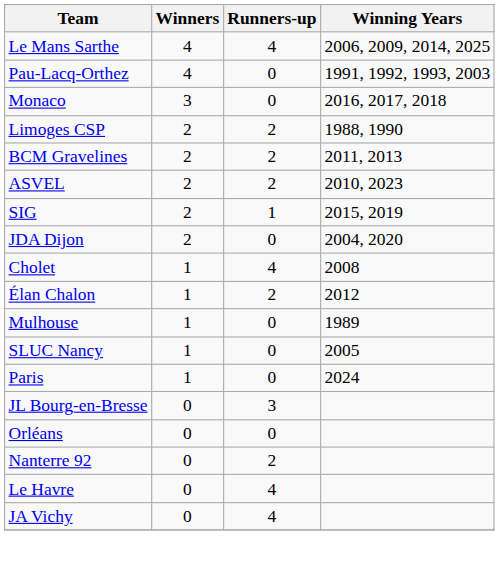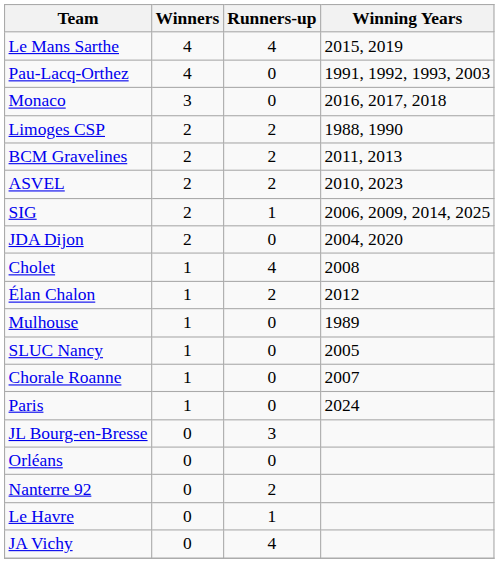(407, 45) 2006, 2009, 2014, 2025 -> (364, 45) 2015, 2019
(364, 211) 2015, 2019 -> (407, 211) 2006, 2009, 2014, 2025
+ row: (65, 377)
(272, 488) 4 -> (272, 516) 1
